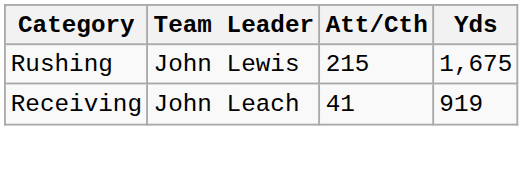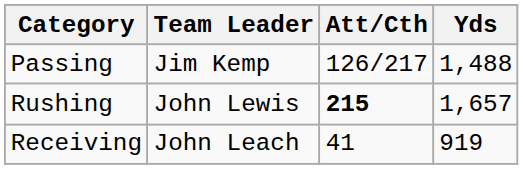+ row: (62, 64)
(348, 64) normal -> (348, 104) bold
(476, 64) 1,675 -> (476, 104) 1,657
